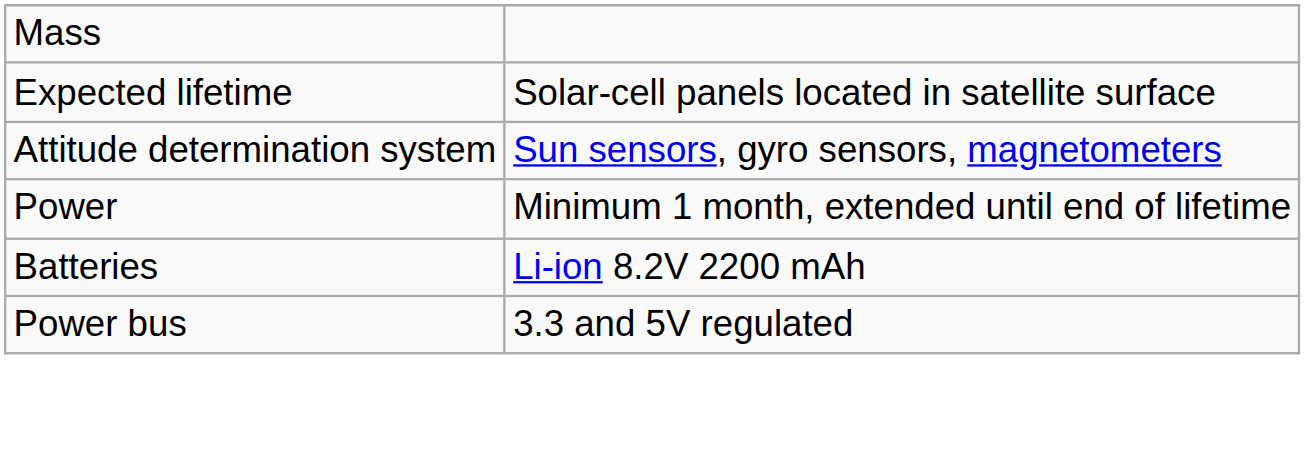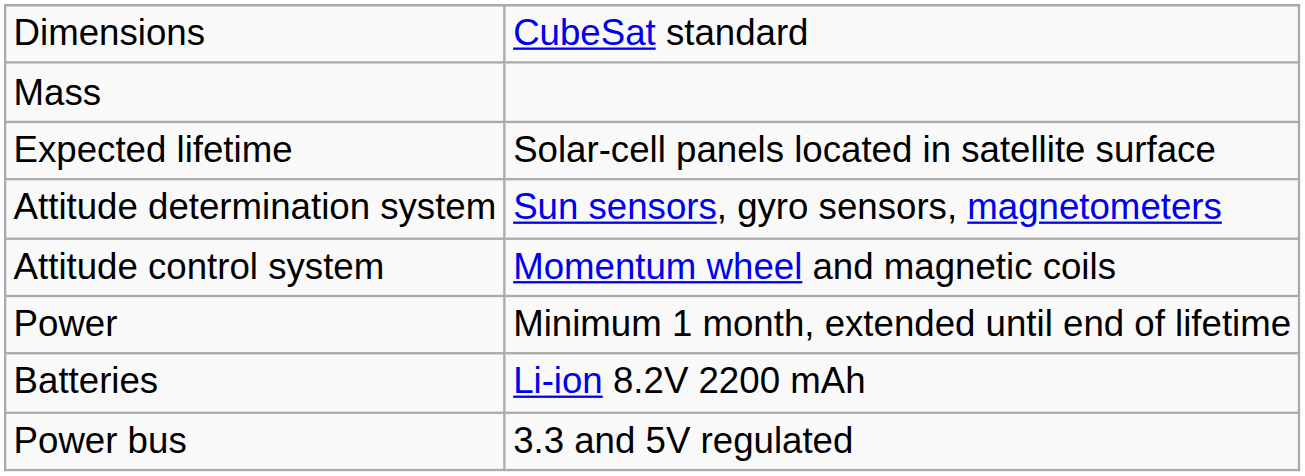+ row: (109, 33)
+ row: (199, 265)
